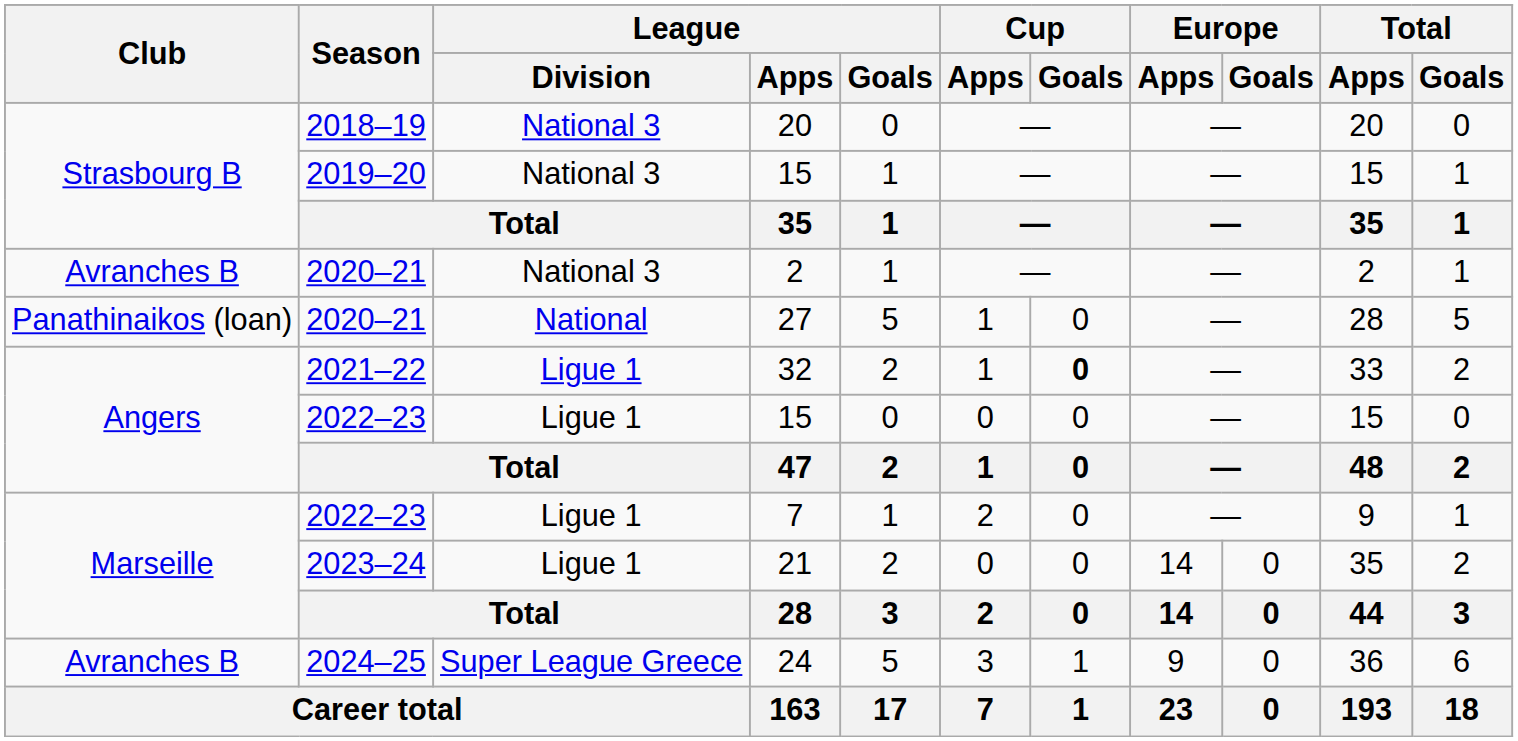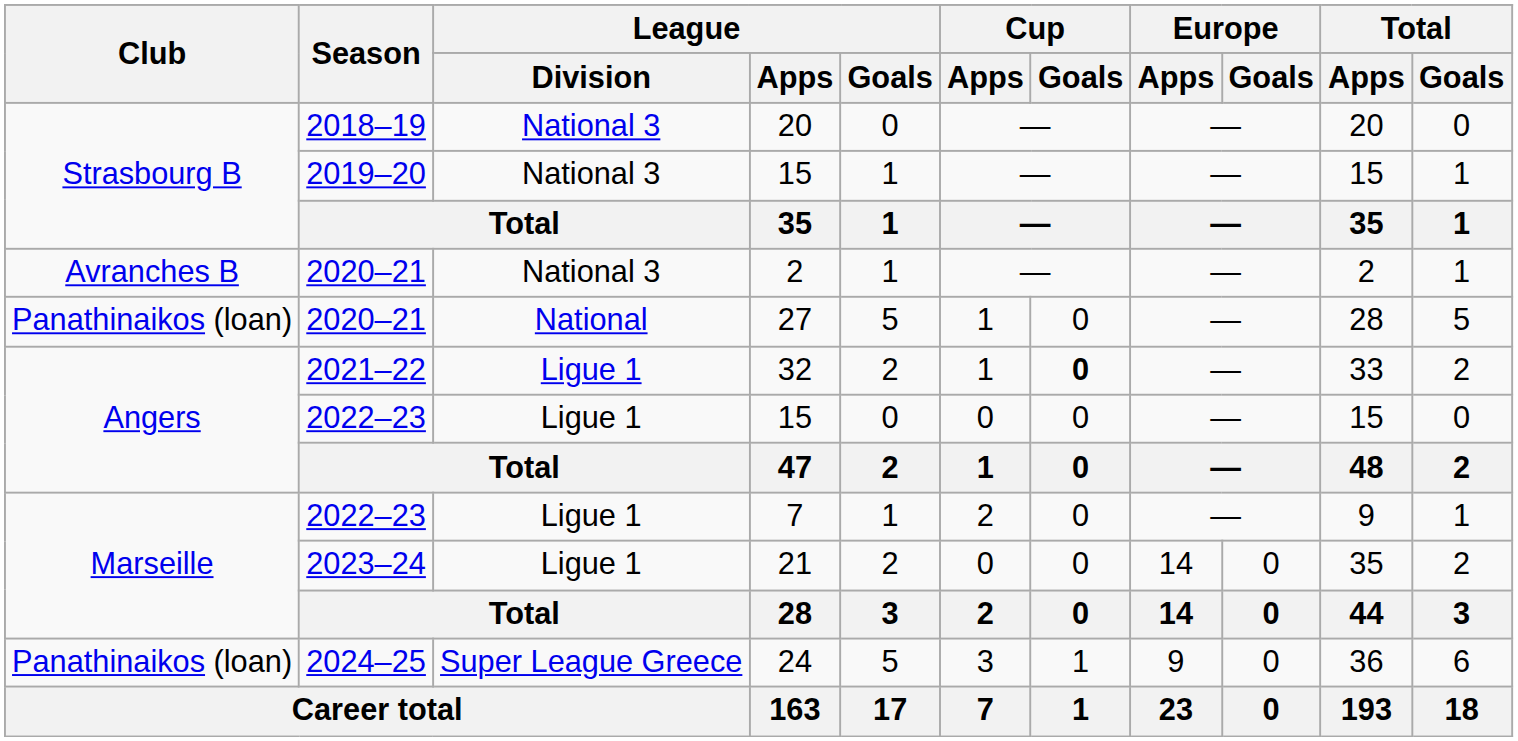(152, 662) Avranches B -> (152, 662) Panathinaikos (loan)
